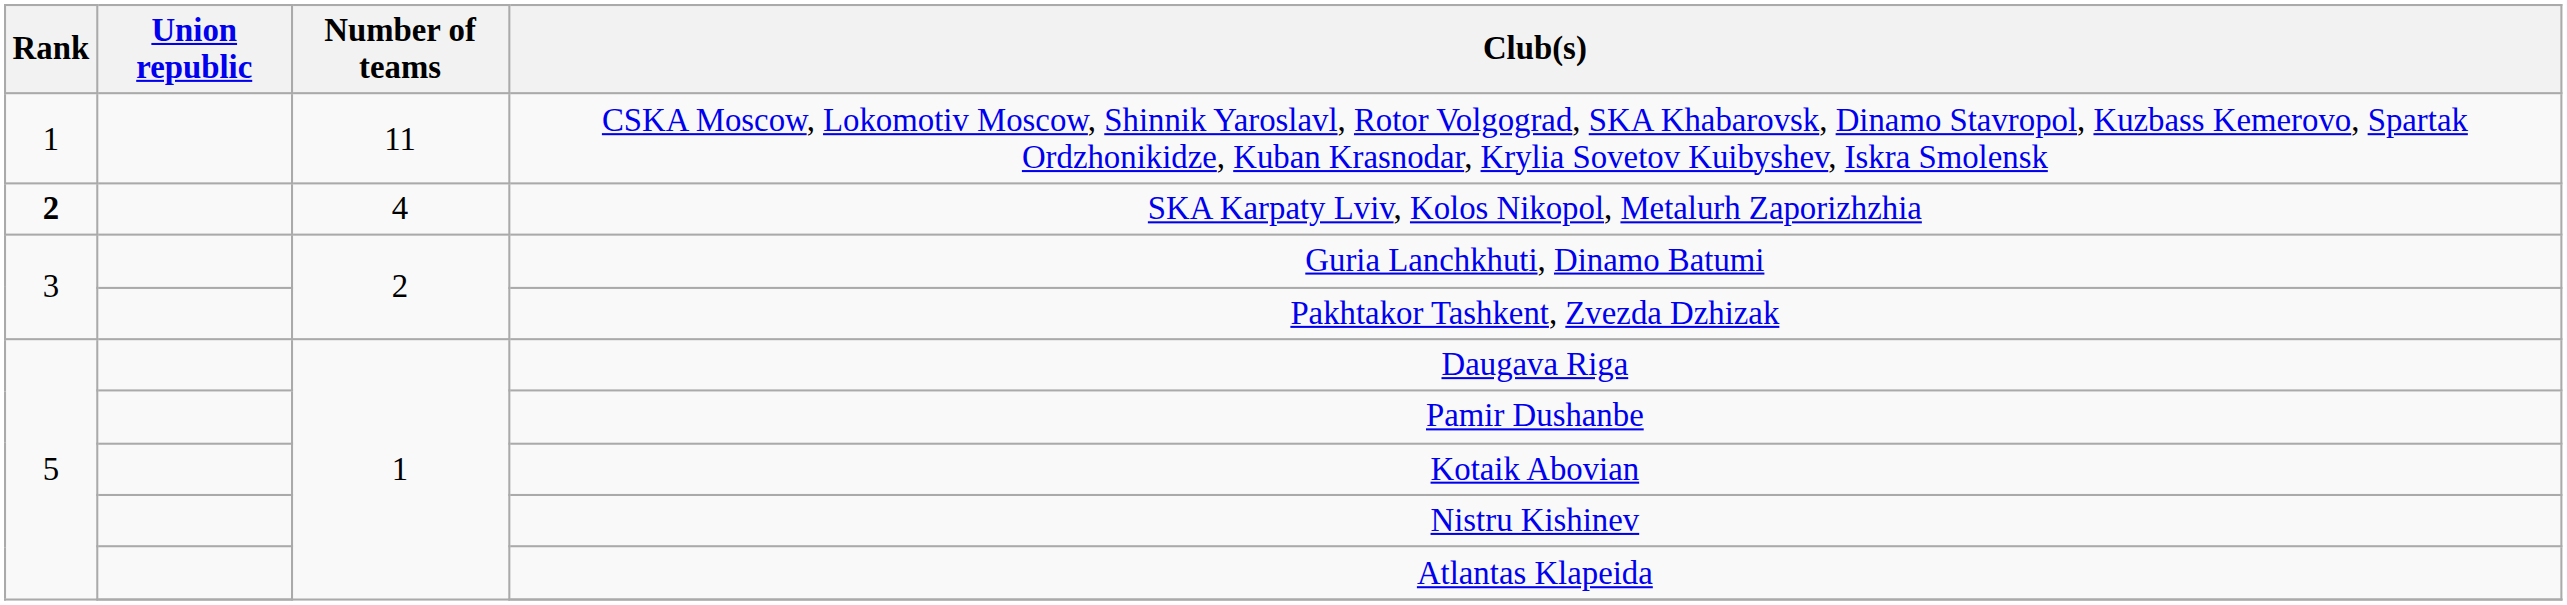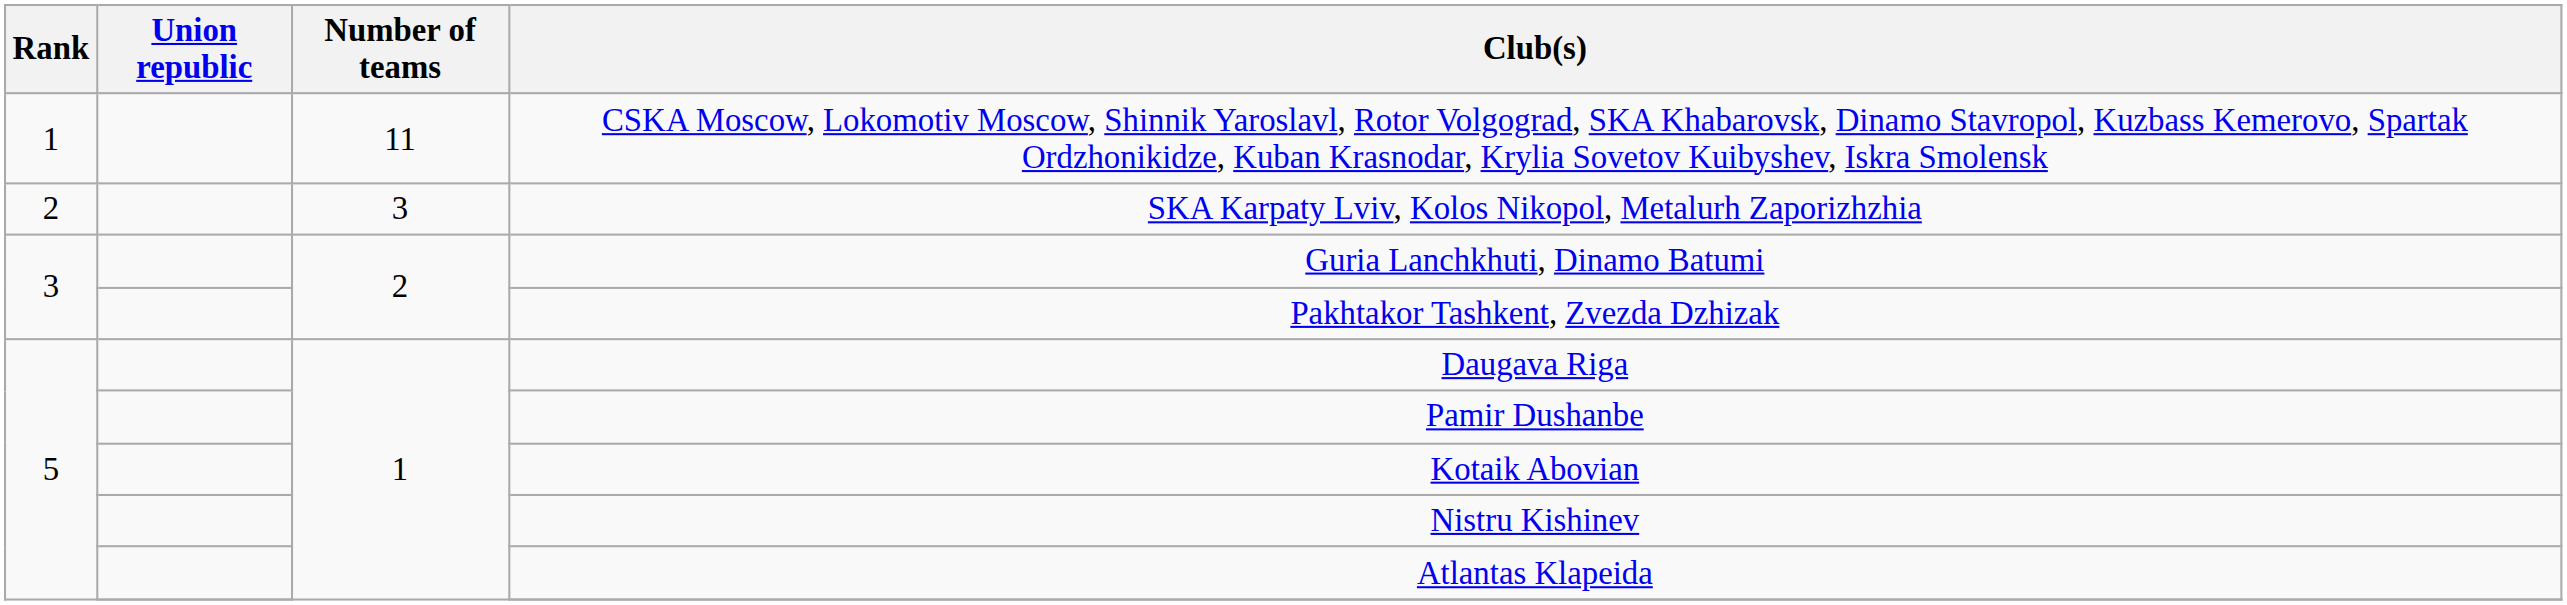(51, 208) bold -> (51, 208) normal
(400, 208) 4 -> (400, 208) 3
